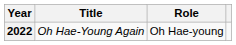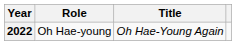columns swapped: (91, 13) <-> (187, 13)
